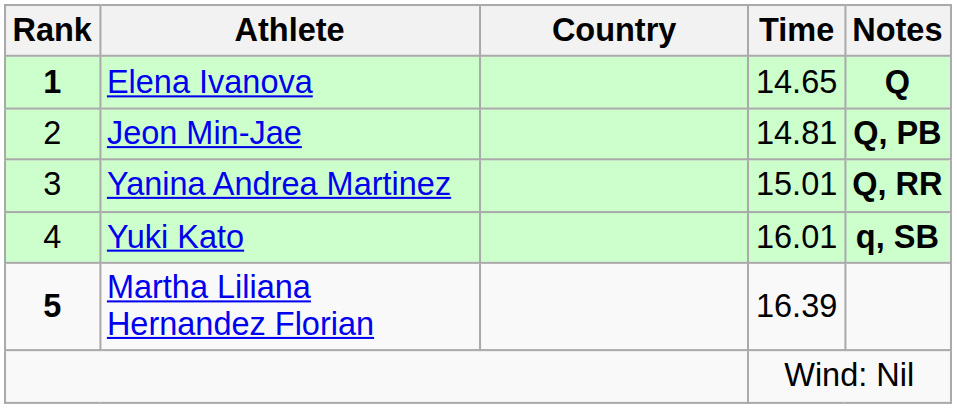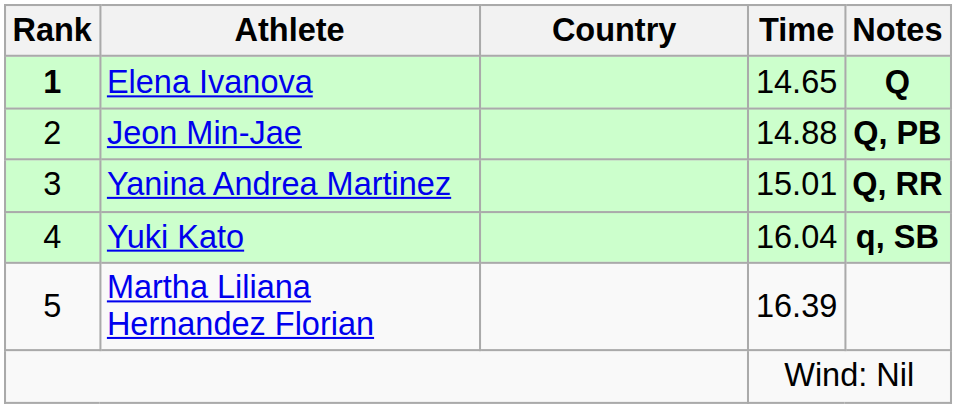(797, 133) 14.81 -> (797, 133) 14.88
(797, 236) 16.01 -> (797, 236) 16.04
(52, 306) bold -> (52, 306) normal
